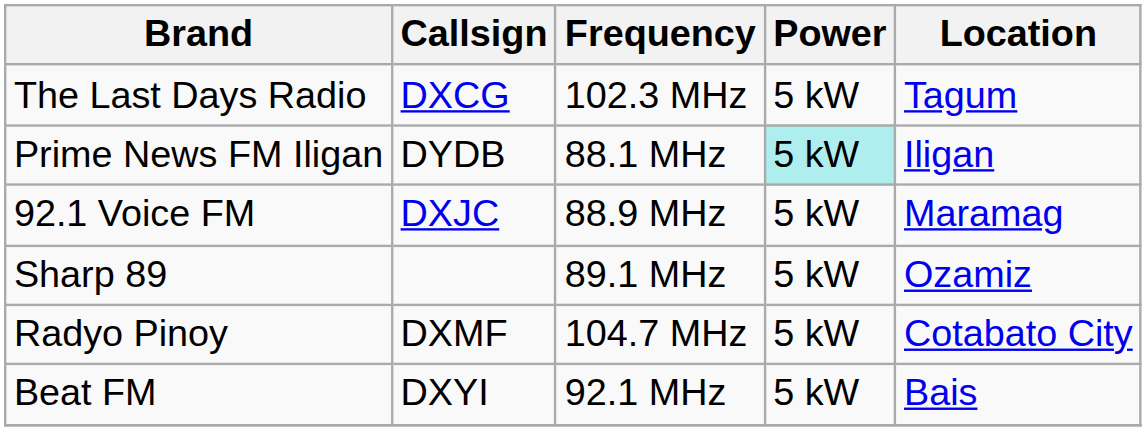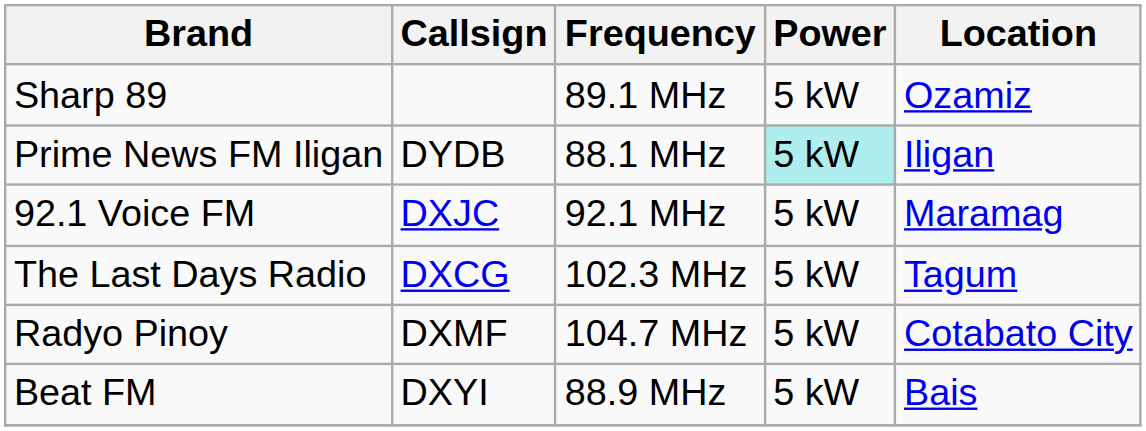rows swapped: (190, 94) <-> (91, 273)
(646, 214) 88.9 MHz -> (646, 214) 92.1 MHz
(646, 393) 92.1 MHz -> (646, 393) 88.9 MHz
